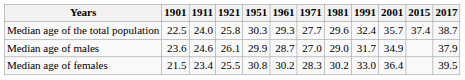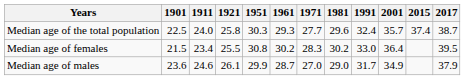rows swapped: (53, 48) <-> (57, 65)
